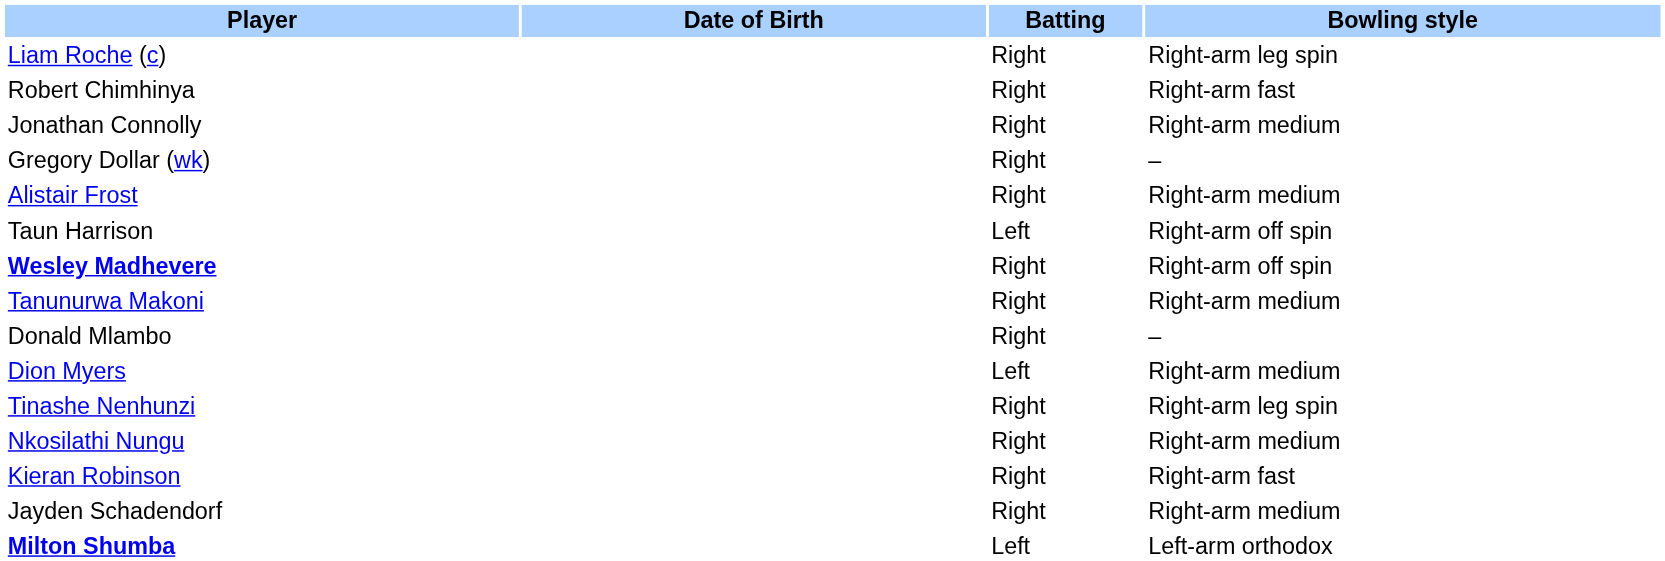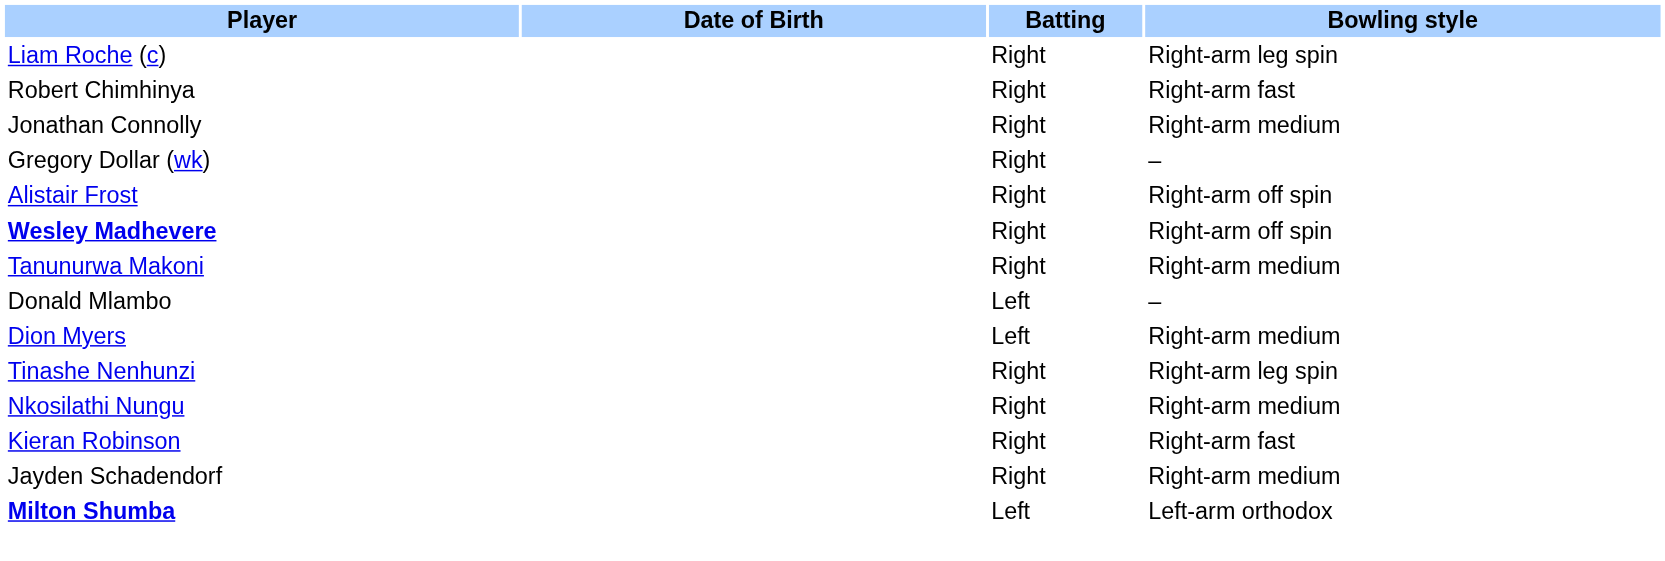(1244, 195) Right-arm medium -> (1240, 195) Right-arm off spin
- row: (81, 230)
(1018, 336) Right -> (1011, 301) Left
